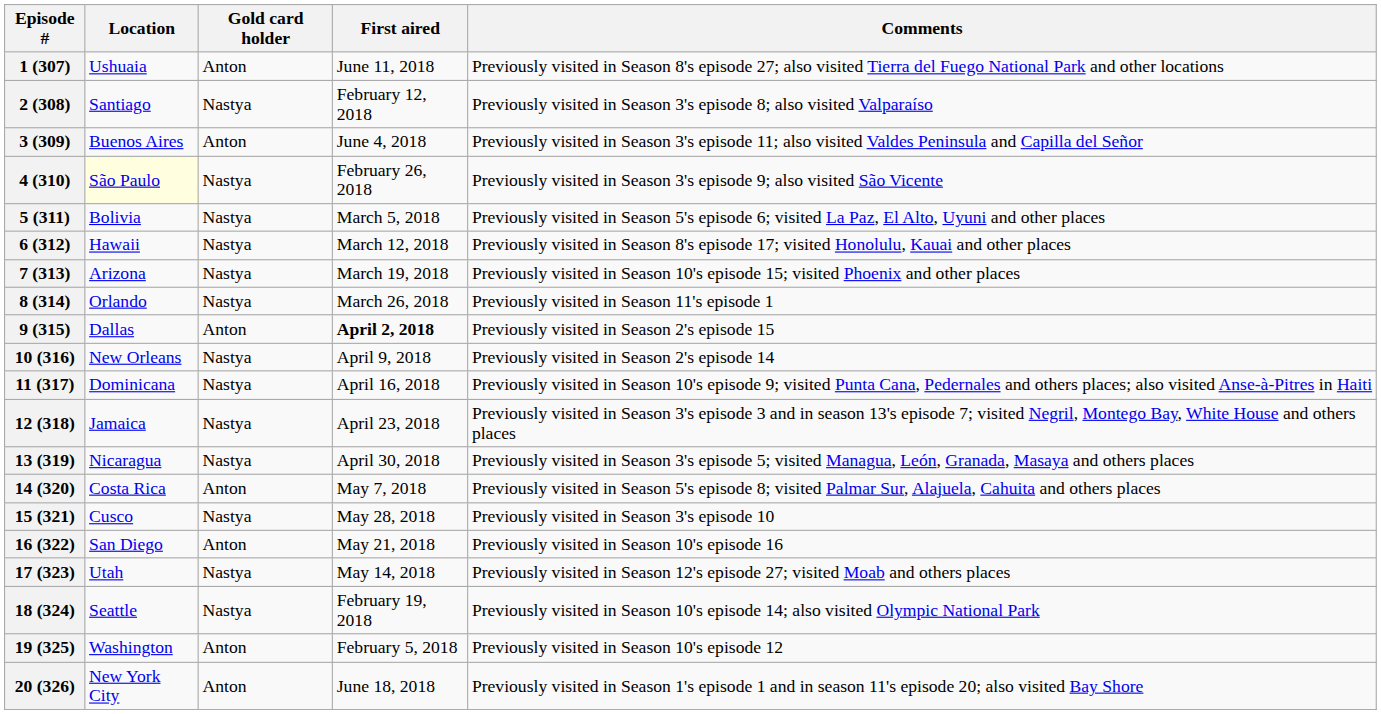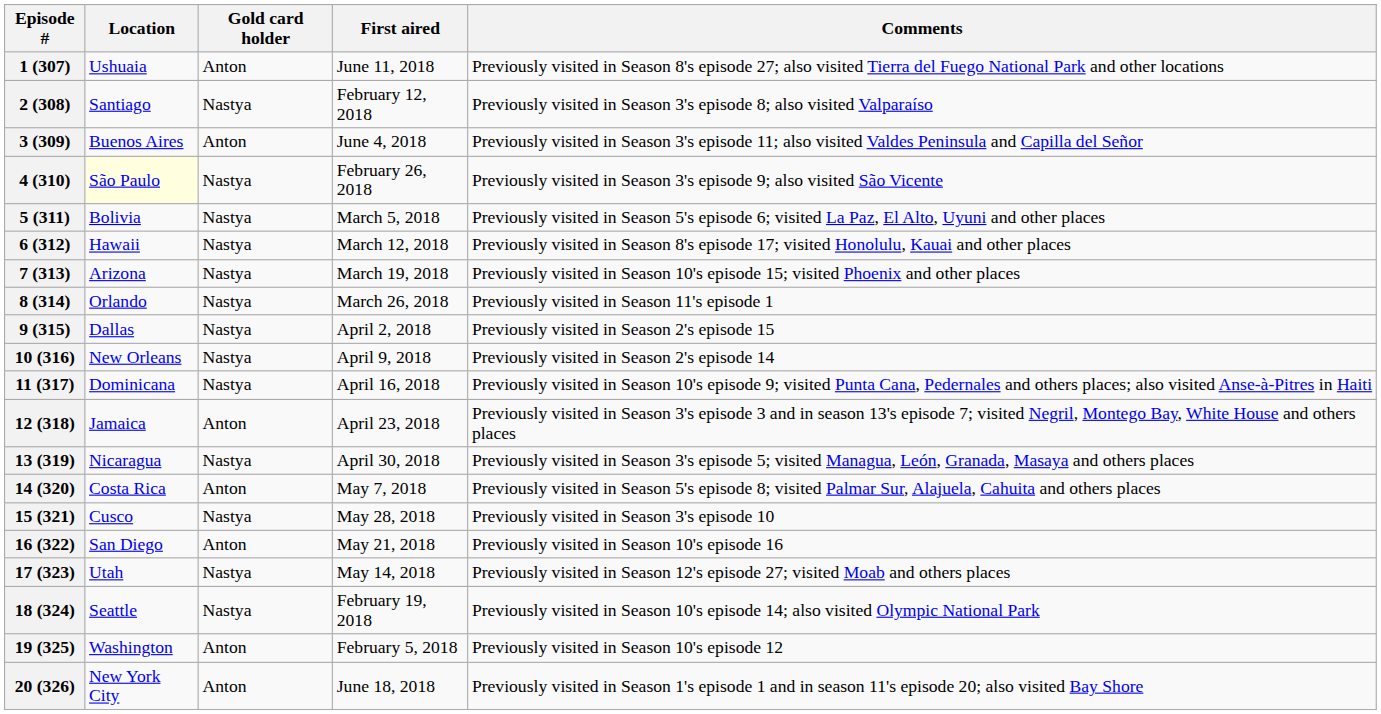(225, 329) Anton -> (227, 329) Nastya
(385, 329) bold -> (384, 329) normal
(227, 422) Nastya -> (225, 422) Anton
